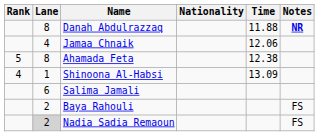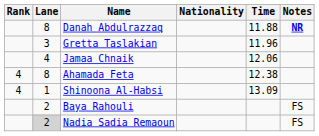+ row: (110, 44)
(18, 60) 5 -> (18, 76) 4
- row: (101, 91)
